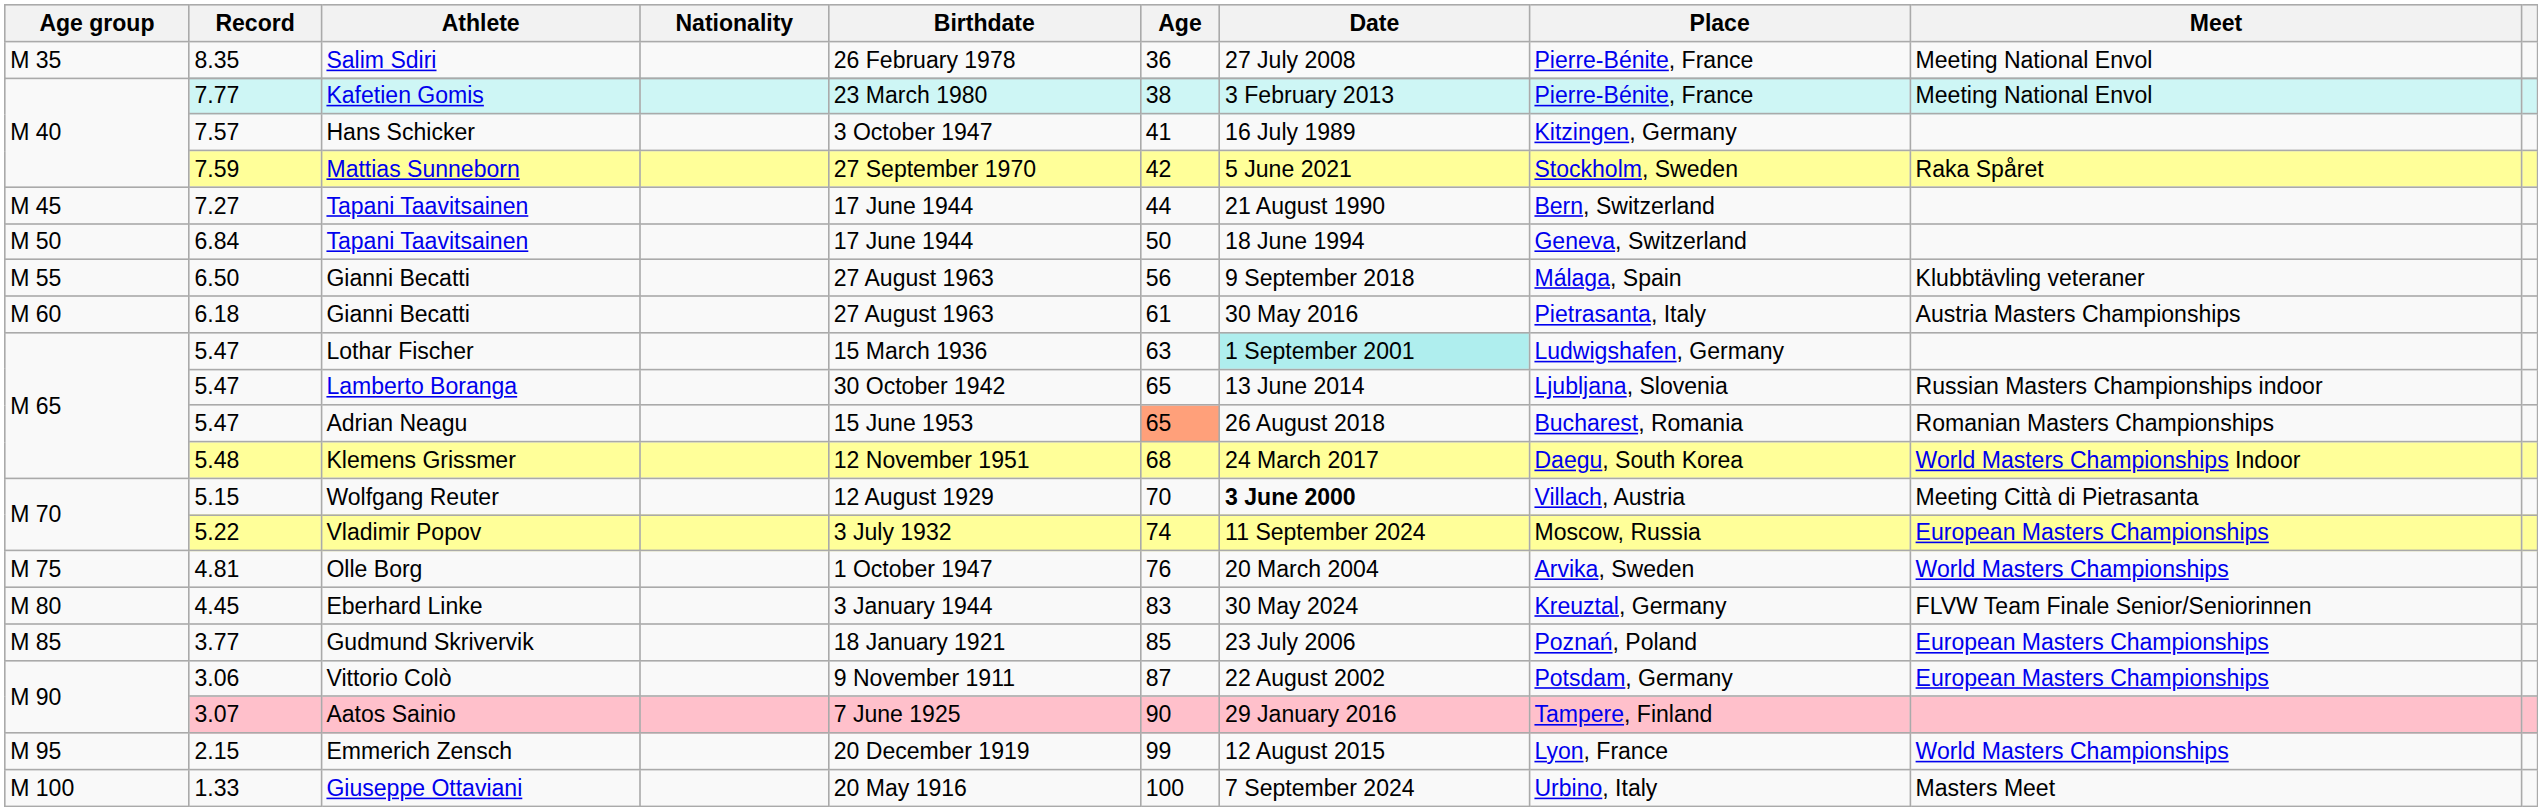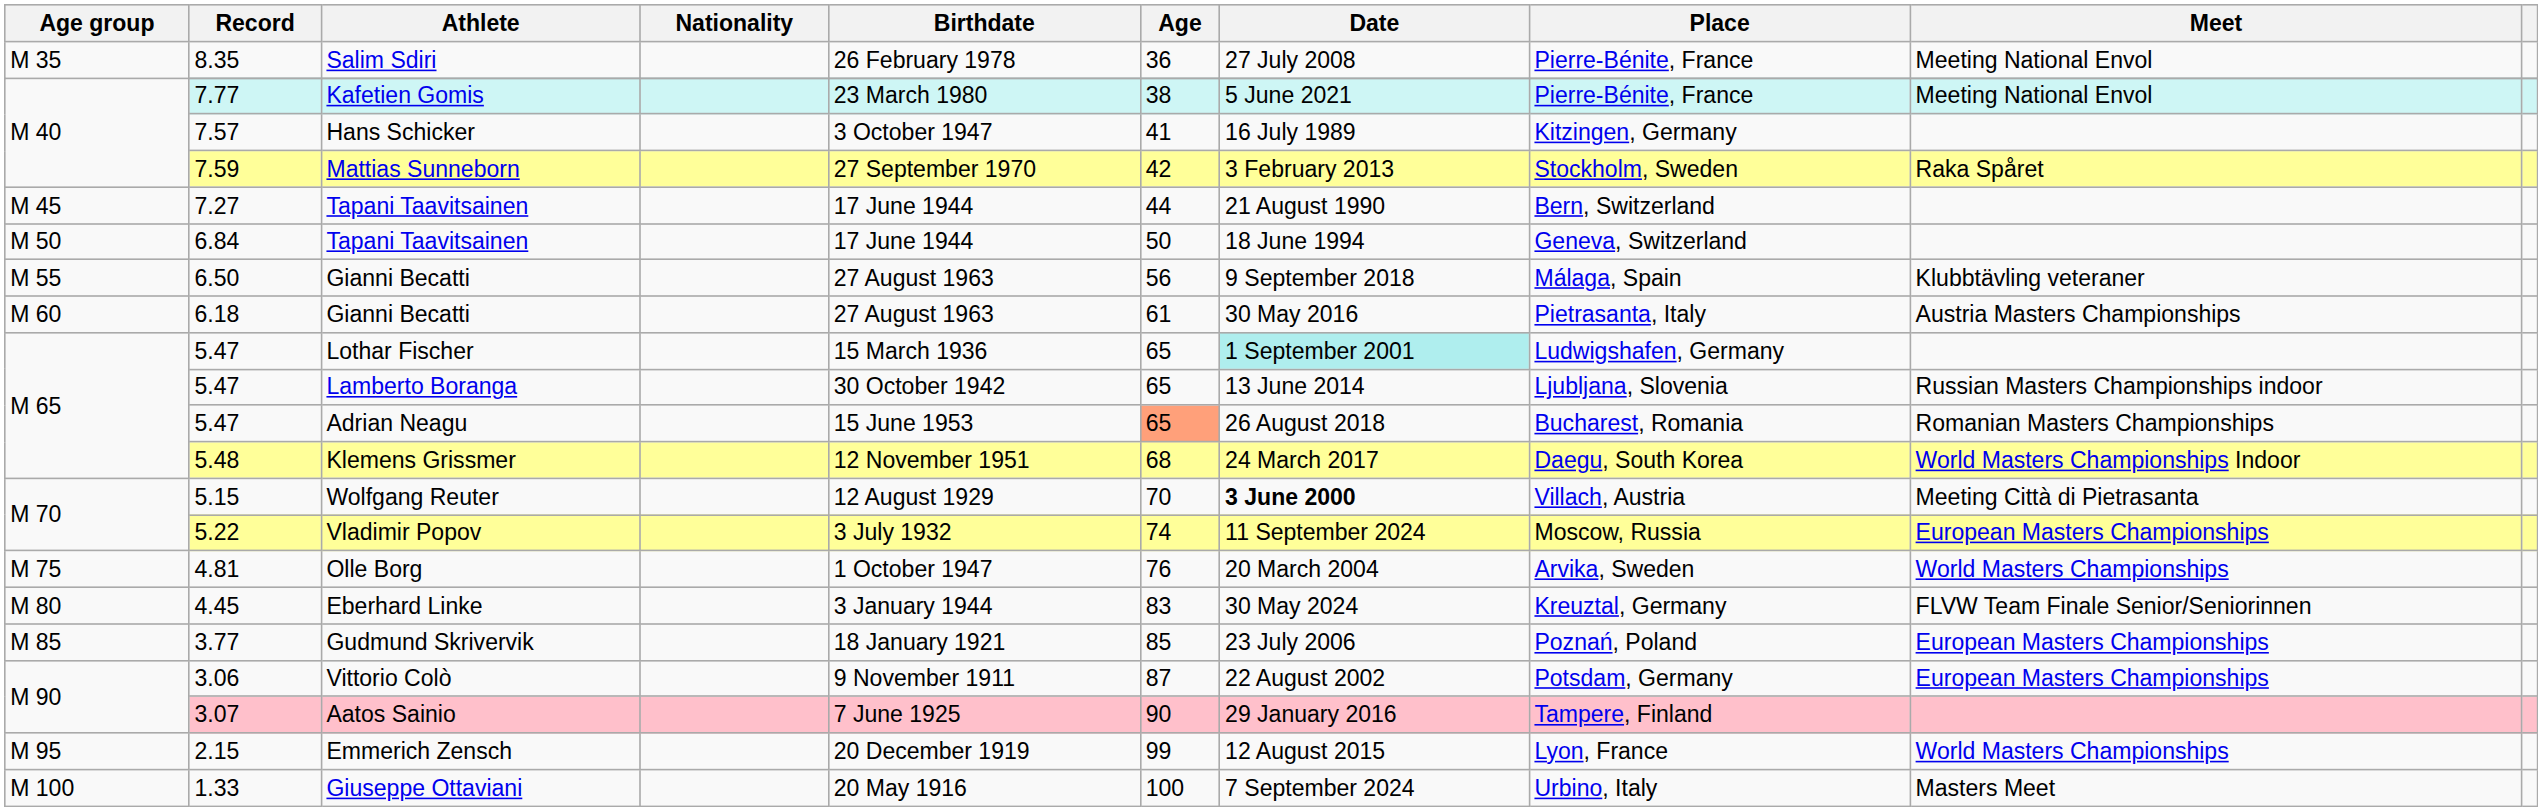(1310, 96) 3 February 2013 -> (1288, 96) 5 June 2021
(1288, 169) 5 June 2021 -> (1310, 169) 3 February 2013
(1158, 351) 63 -> (1158, 351) 65
